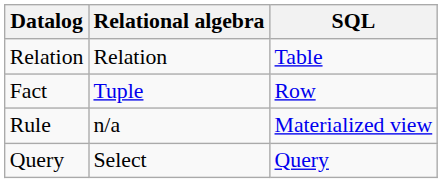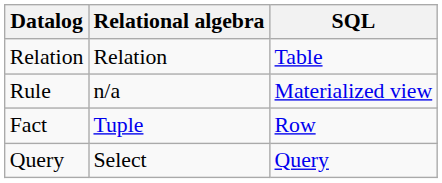rows swapped: (28, 90) <-> (30, 125)
